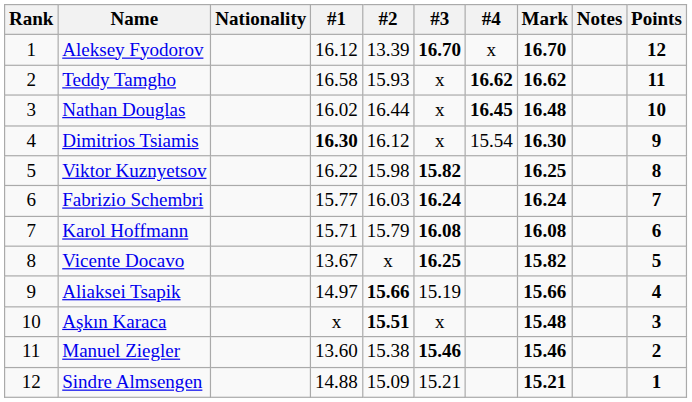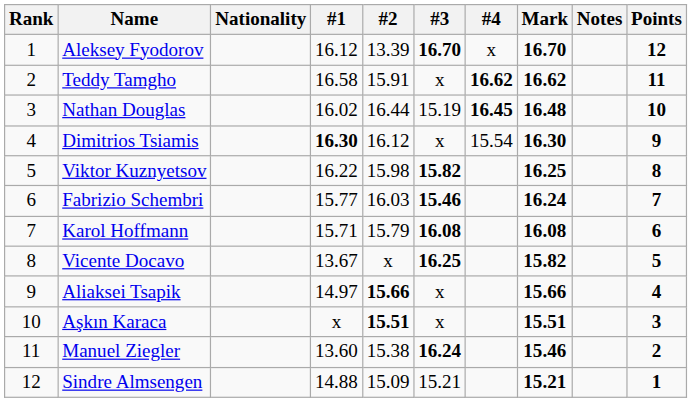(388, 79) 15.93 -> (388, 79) 15.91
(440, 110) x -> (440, 110) 15.19
(440, 200) 16.24 -> (440, 200) 15.46
(440, 291) 15.19 -> (440, 291) x
(545, 321) 15.48 -> (545, 321) 15.51
(440, 351) 15.46 -> (440, 351) 16.24
